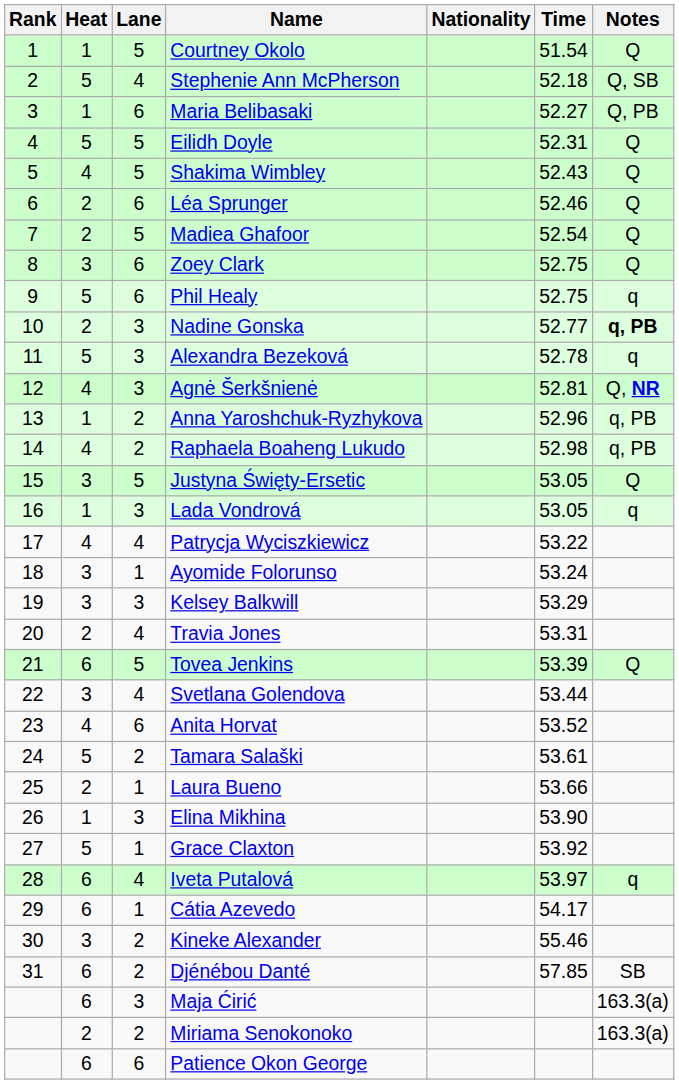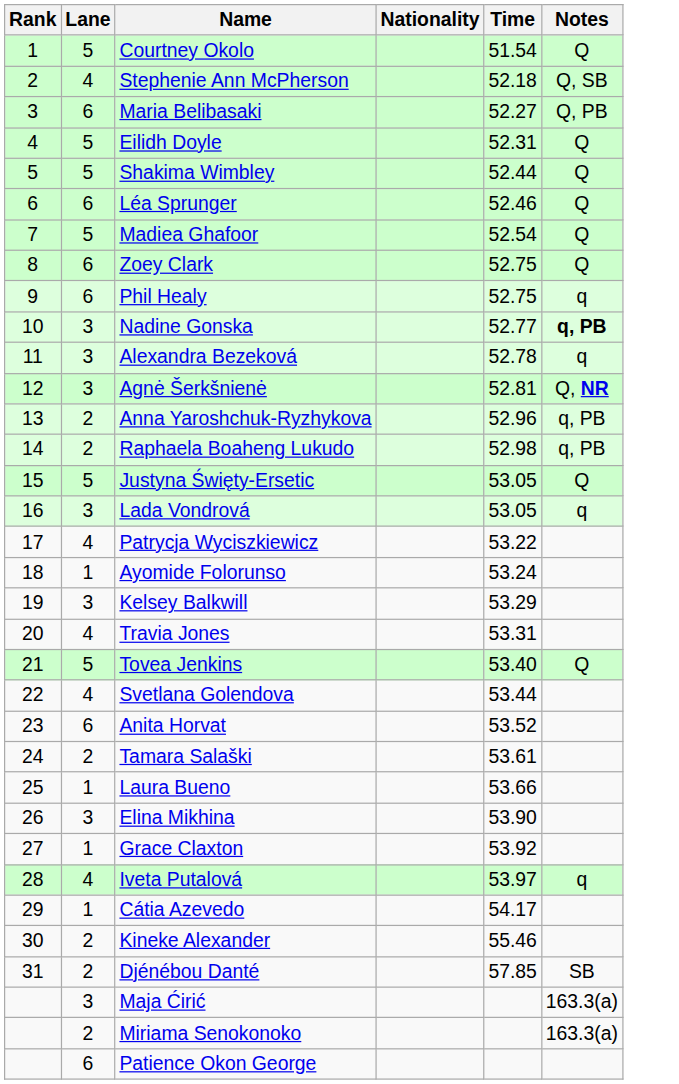- column: (86, 19)
(564, 173) 52.43 -> (513, 173) 52.44
(564, 664) 53.39 -> (513, 664) 53.40
